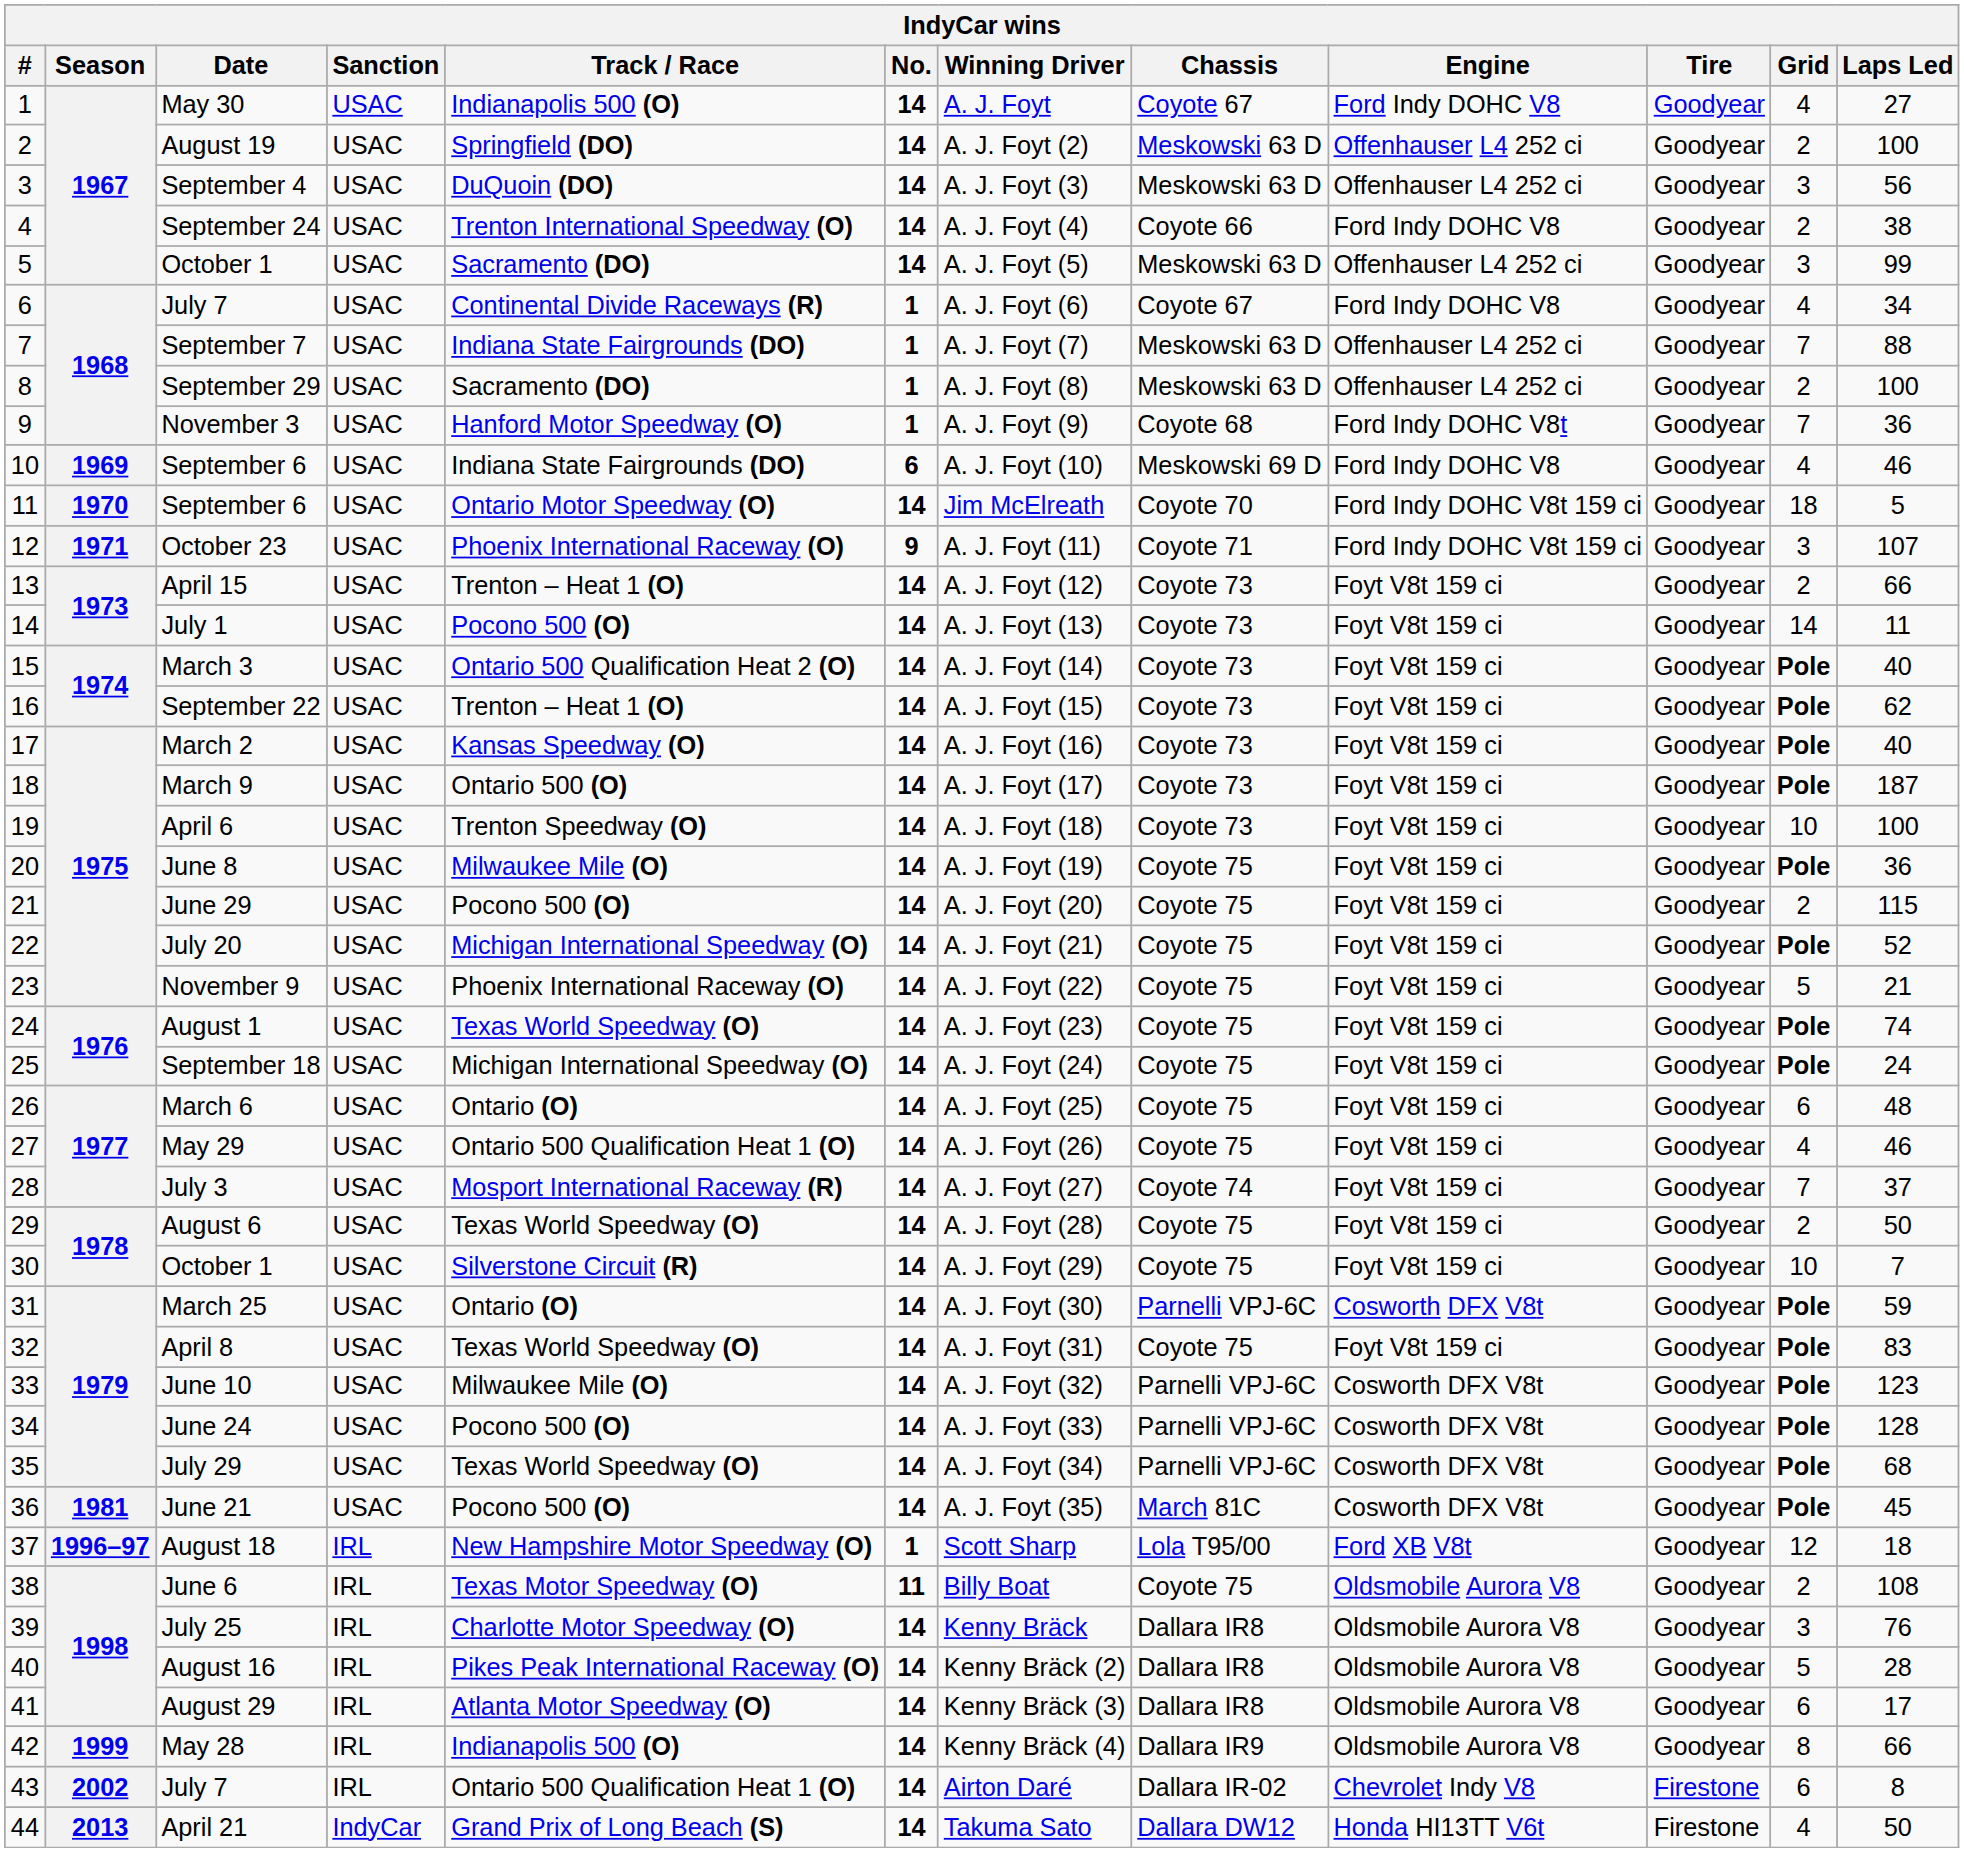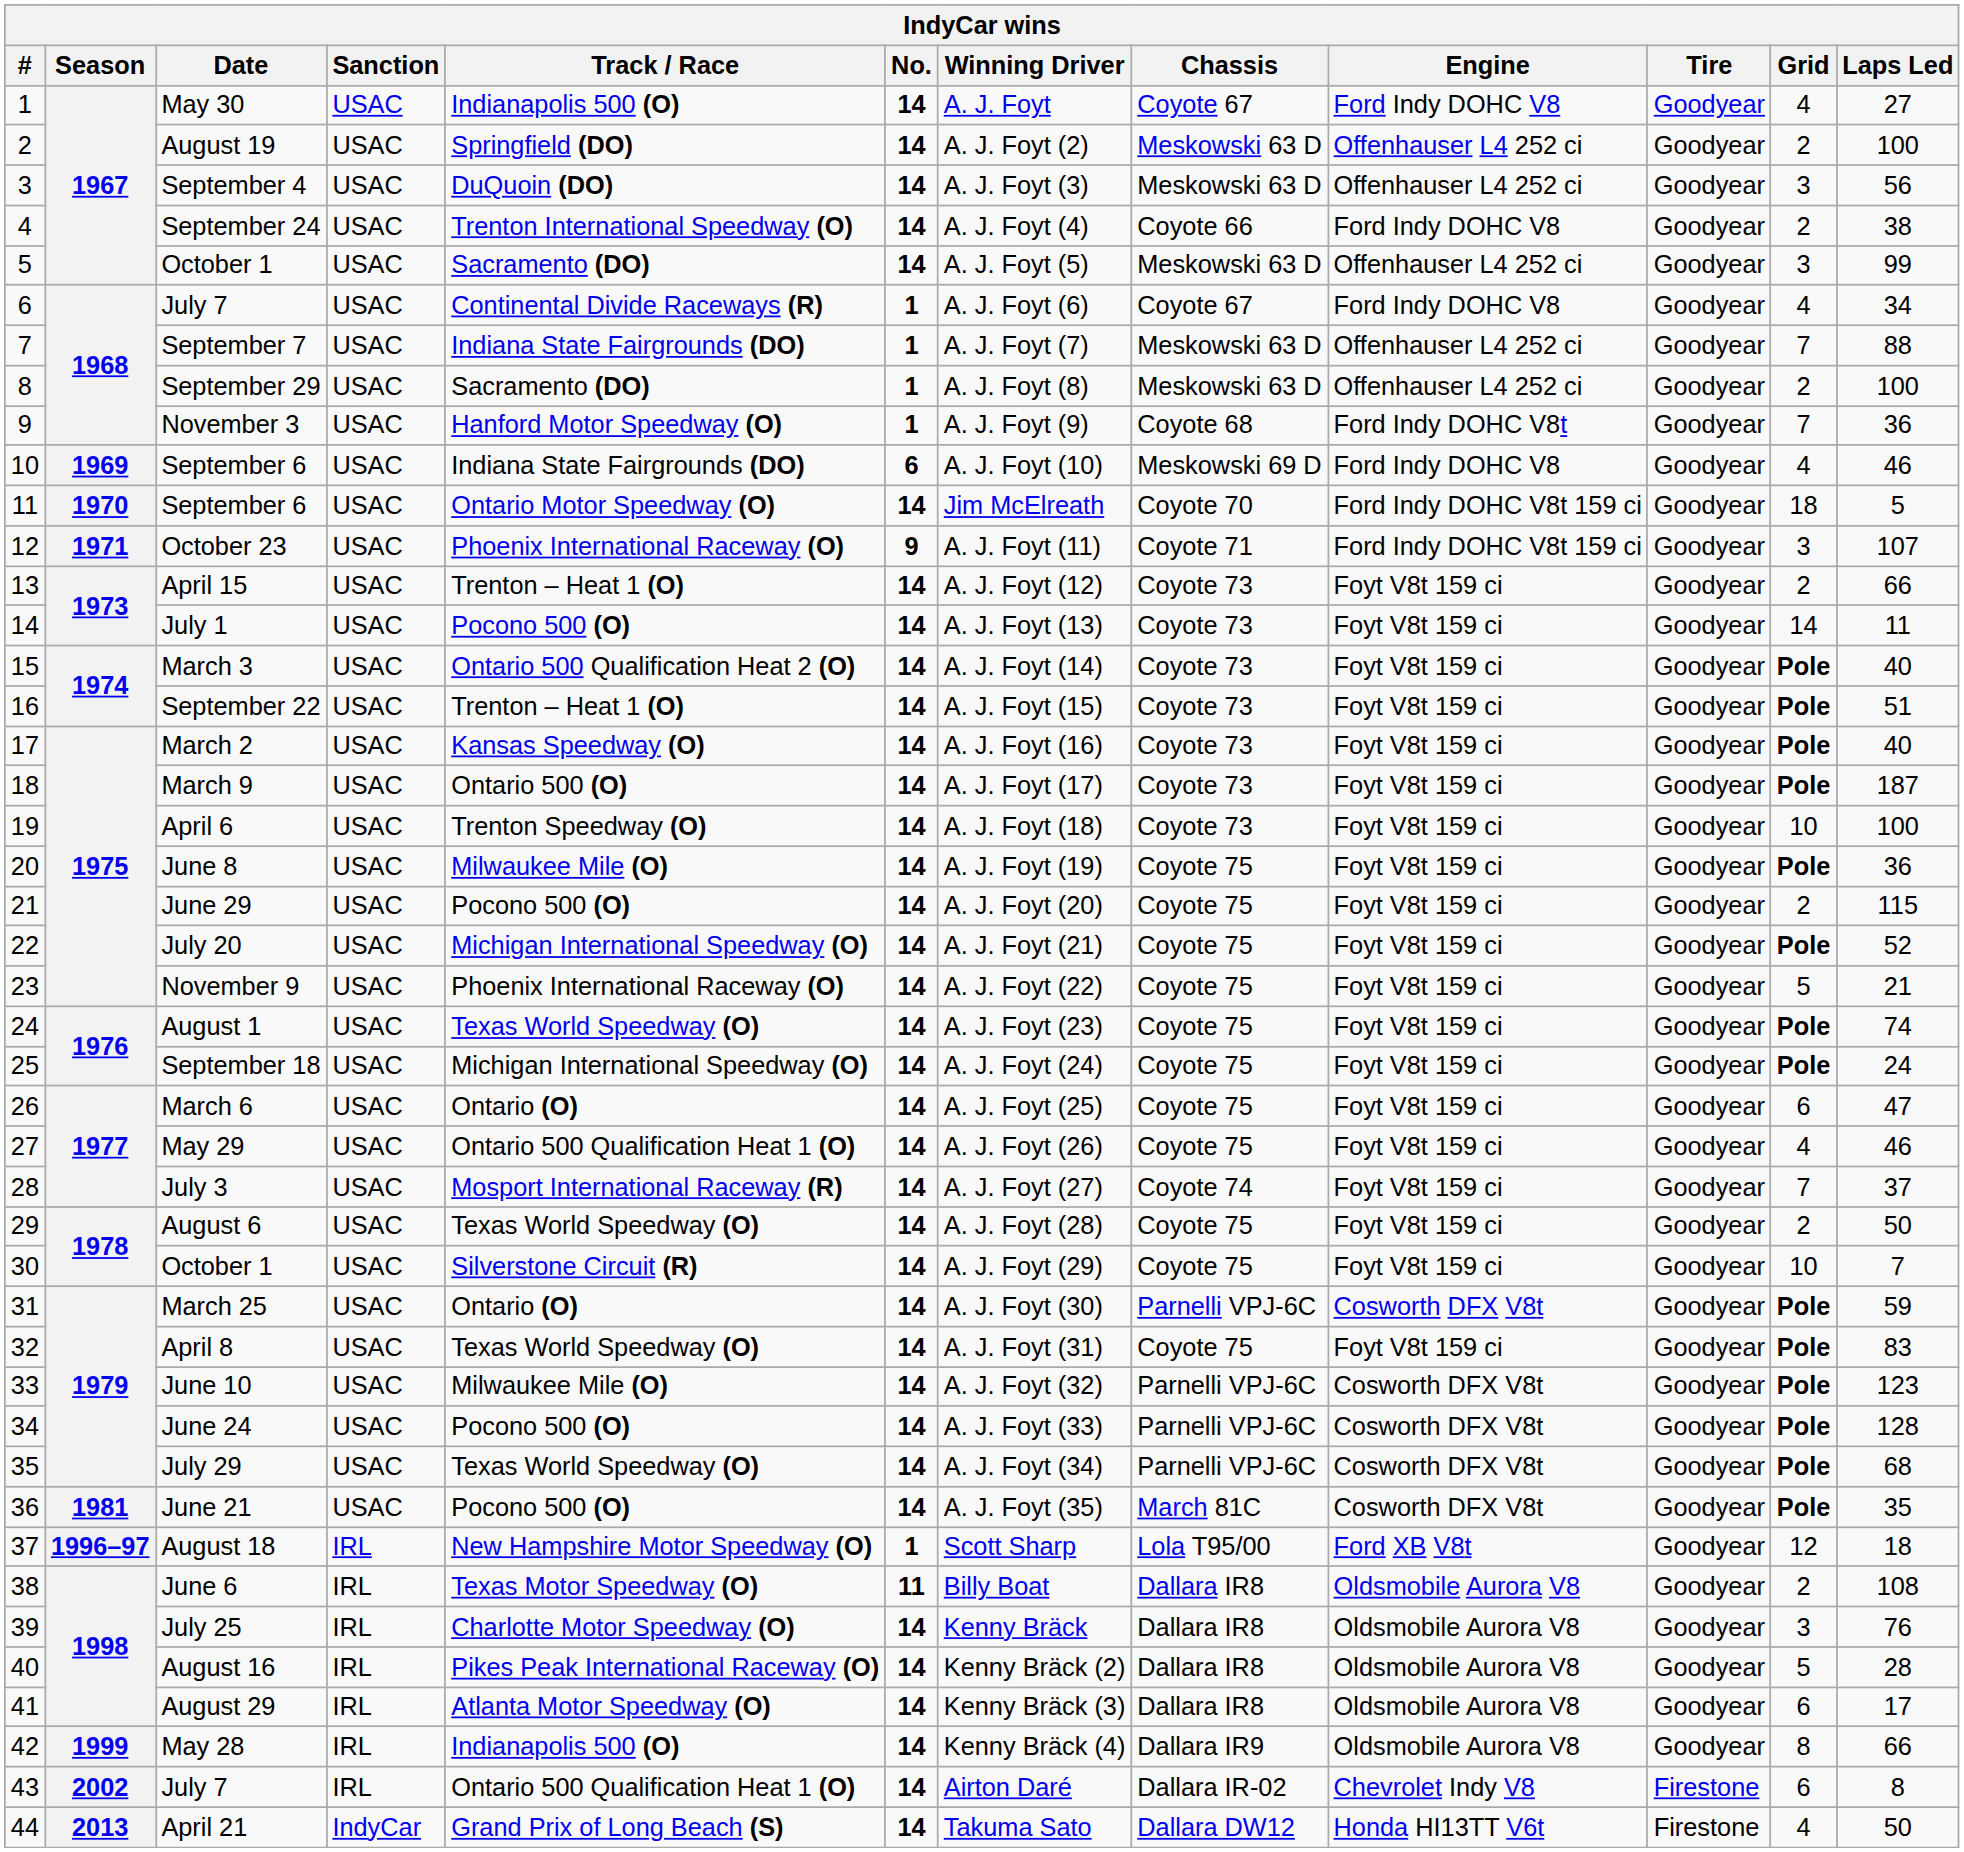(1898, 706) 62 -> (1898, 706) 51
(1898, 1106) 48 -> (1898, 1106) 47
(1898, 1507) 45 -> (1898, 1507) 35
(1195, 1587) Coyote 75 -> (1201, 1587) Dallara IR8
